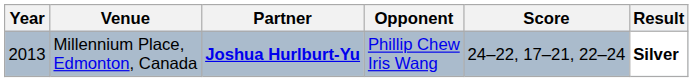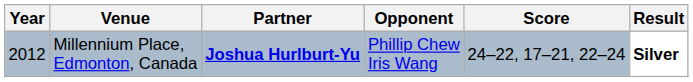(27, 54) 2013 -> (27, 54) 2012
